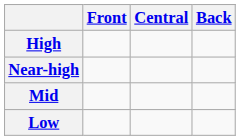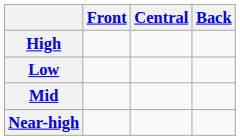rows swapped: (44, 69) <-> (44, 122)
